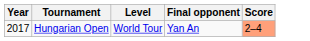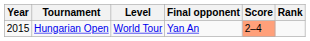+ column: (290, 13)
(18, 29) 2017 -> (18, 29) 2015
